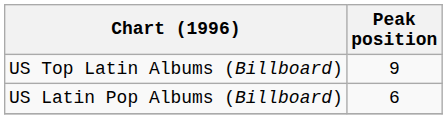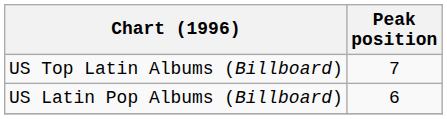(394, 69) 9 -> (394, 69) 7
